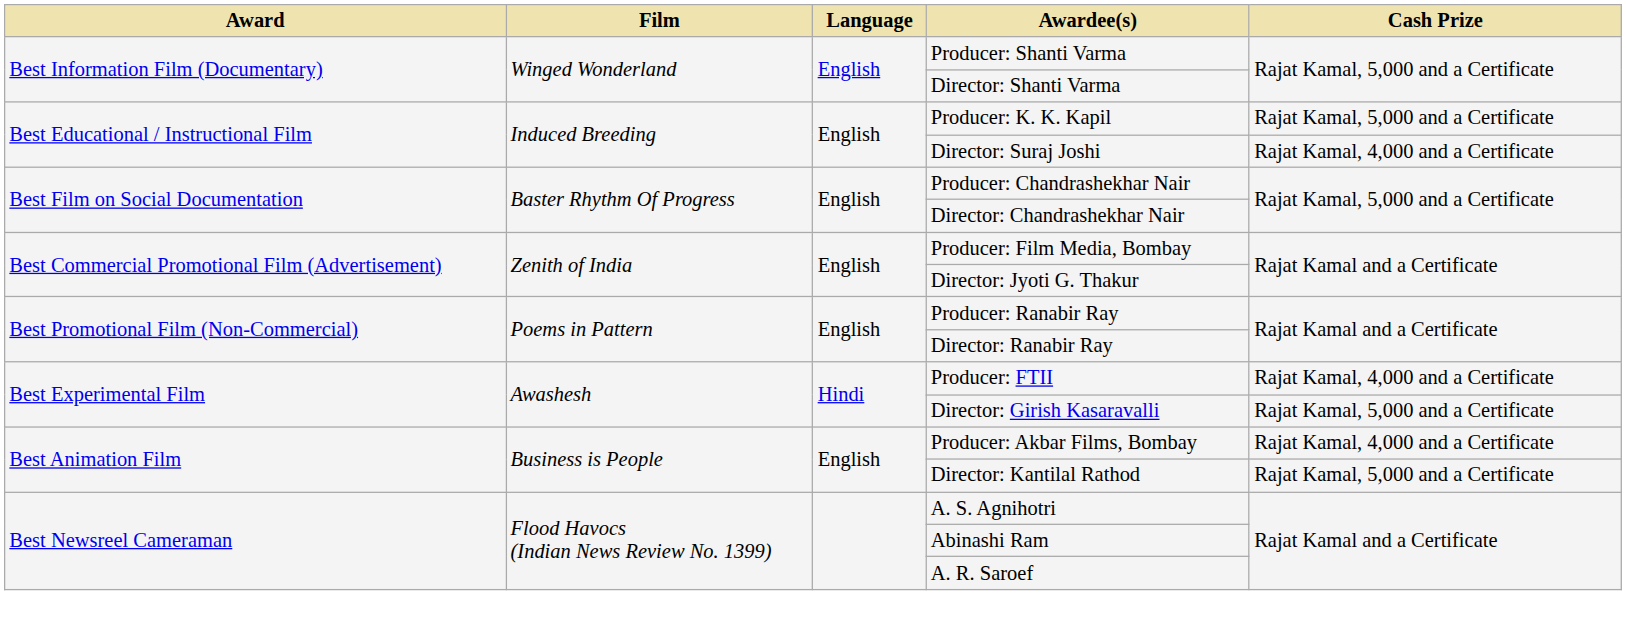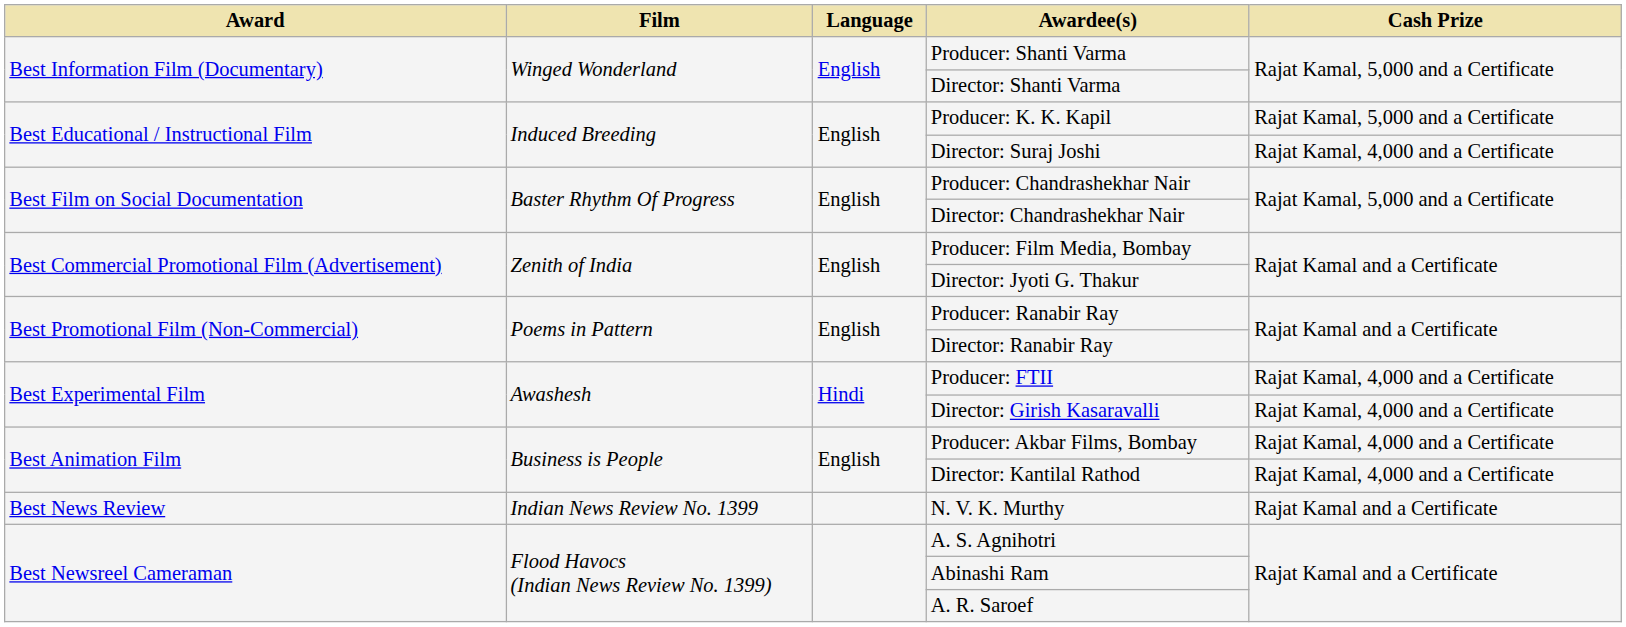(1404, 410) Rajat Kamal, 5,000 and a Certificate -> (1404, 410) Rajat Kamal, 4,000 and a Certificate
(1404, 475) Rajat Kamal, 5,000 and a Certificate -> (1404, 475) Rajat Kamal, 4,000 and a Certificate
+ row: (998, 507)
